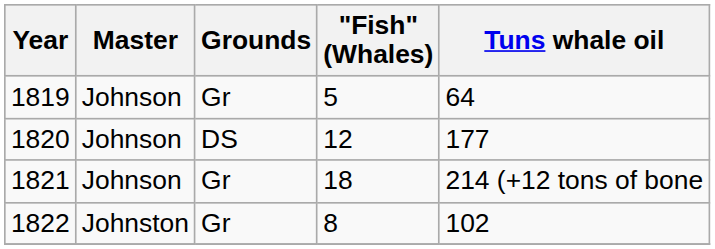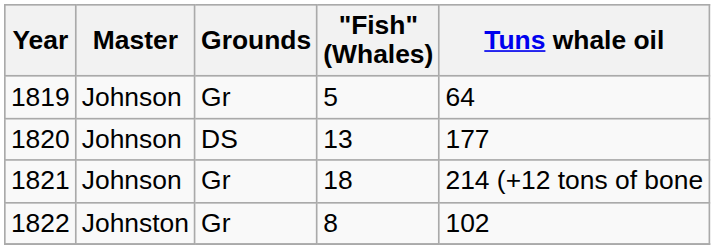(338, 138) 12 -> (338, 138) 13
